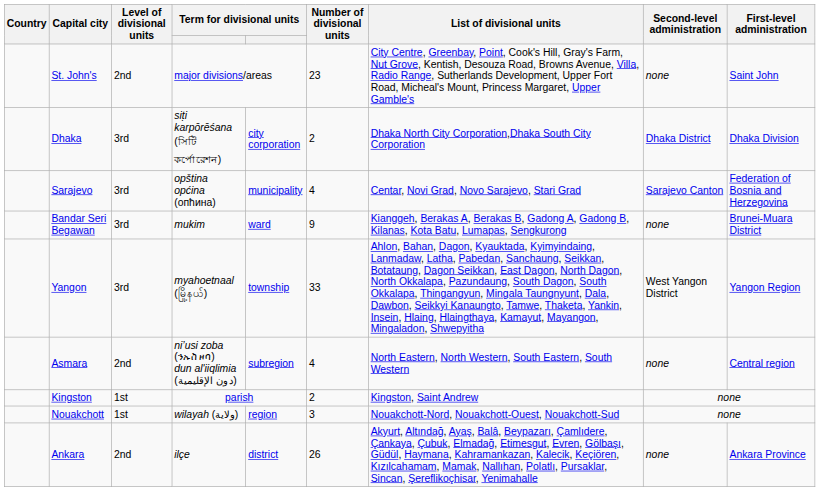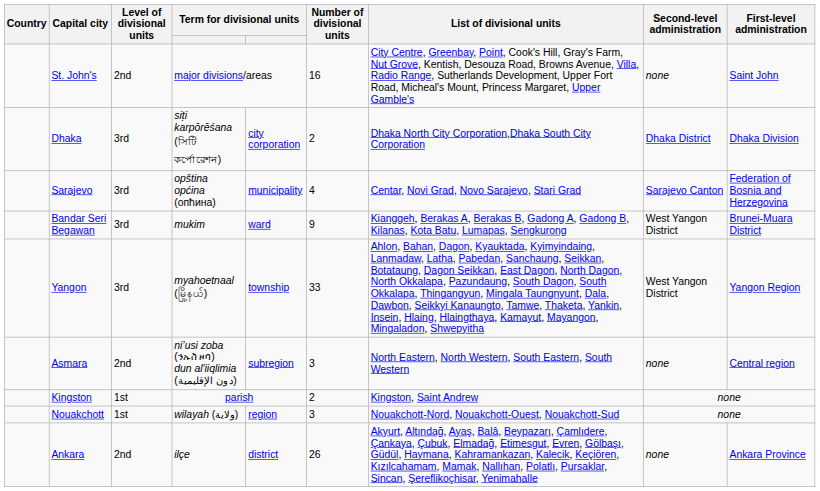(315, 76) 23 -> (315, 76) 16
(657, 224) none -> (676, 224) West Yangon District
(312, 363) 4 -> (312, 363) 3
